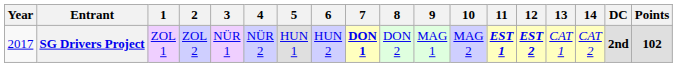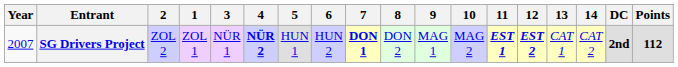columns swapped: (163, 14) <-> (195, 14)
(20, 43) 2017 -> (20, 43) 2007
(260, 43) normal -> (261, 43) bold
(652, 43) 102 -> (653, 43) 112
